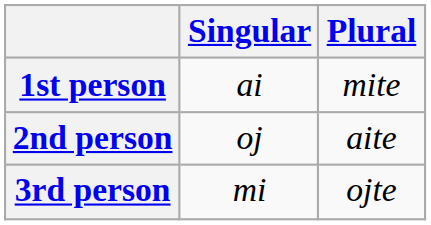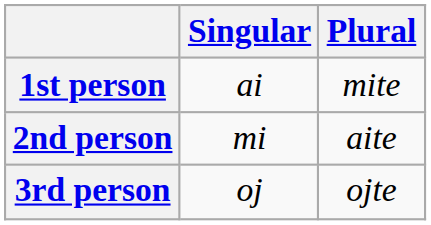(250, 137) oj -> (250, 137) mi
(250, 191) mi -> (250, 191) oj
